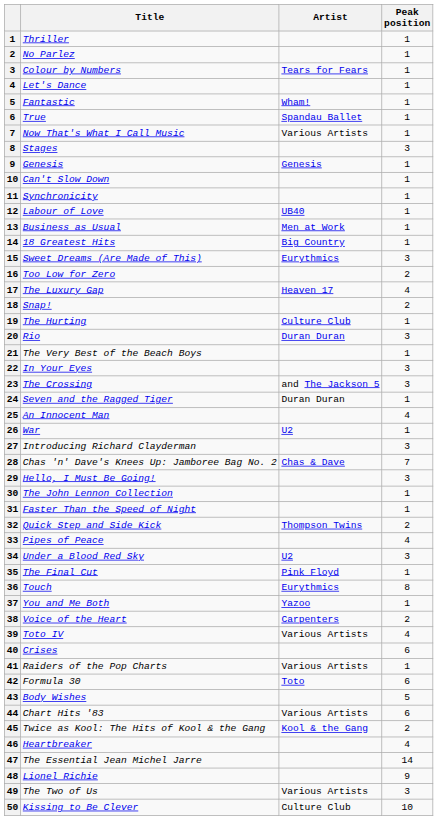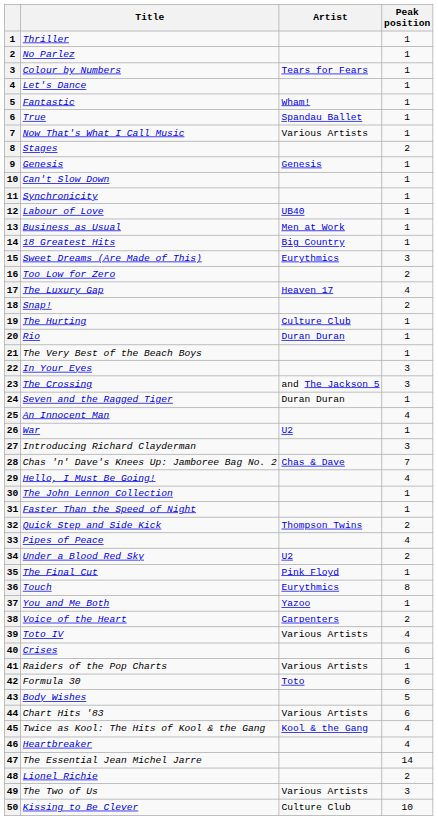(407, 149) 3 -> (407, 149) 2
(407, 337) 3 -> (407, 337) 1
(407, 478) 3 -> (407, 478) 4
(407, 556) 3 -> (407, 556) 2
(407, 729) 2 -> (407, 729) 4
(407, 776) 9 -> (407, 776) 2
